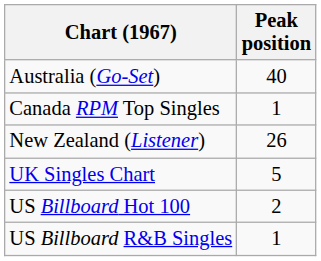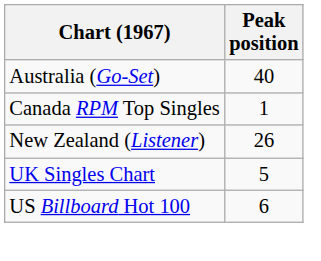(276, 206) 2 -> (264, 206) 6
- row: (121, 238)
